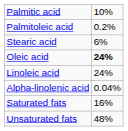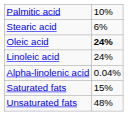- row: (40, 27)
(103, 103) 16% -> (103, 88) 15%
